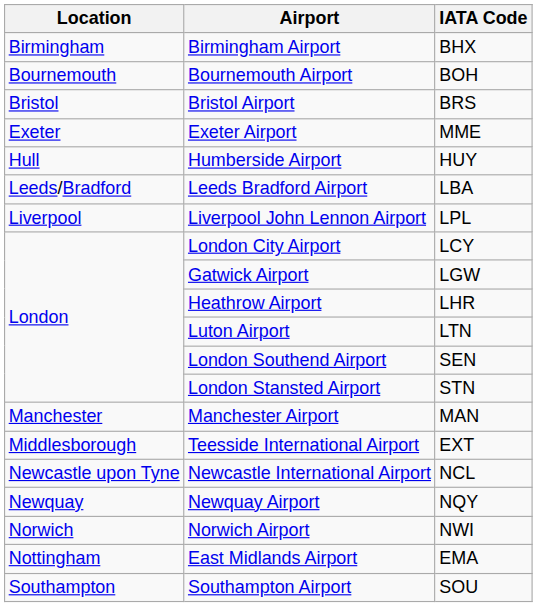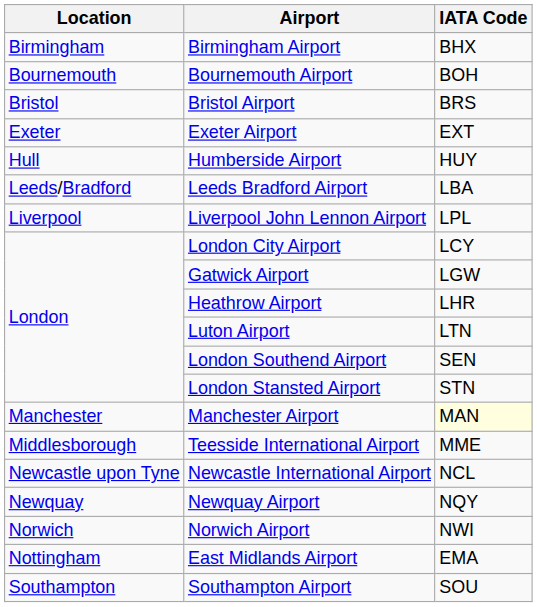(460, 132) MME -> (457, 132) EXT
(459, 416) no background -> (459, 416) lightyellow background
(457, 445) EXT -> (460, 445) MME
